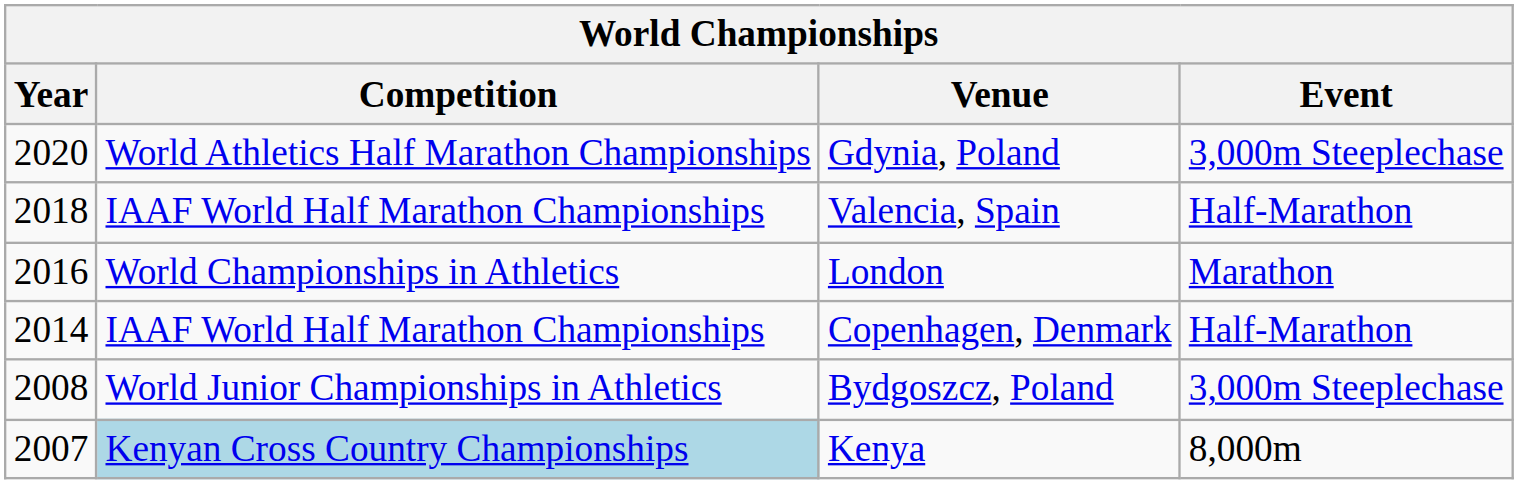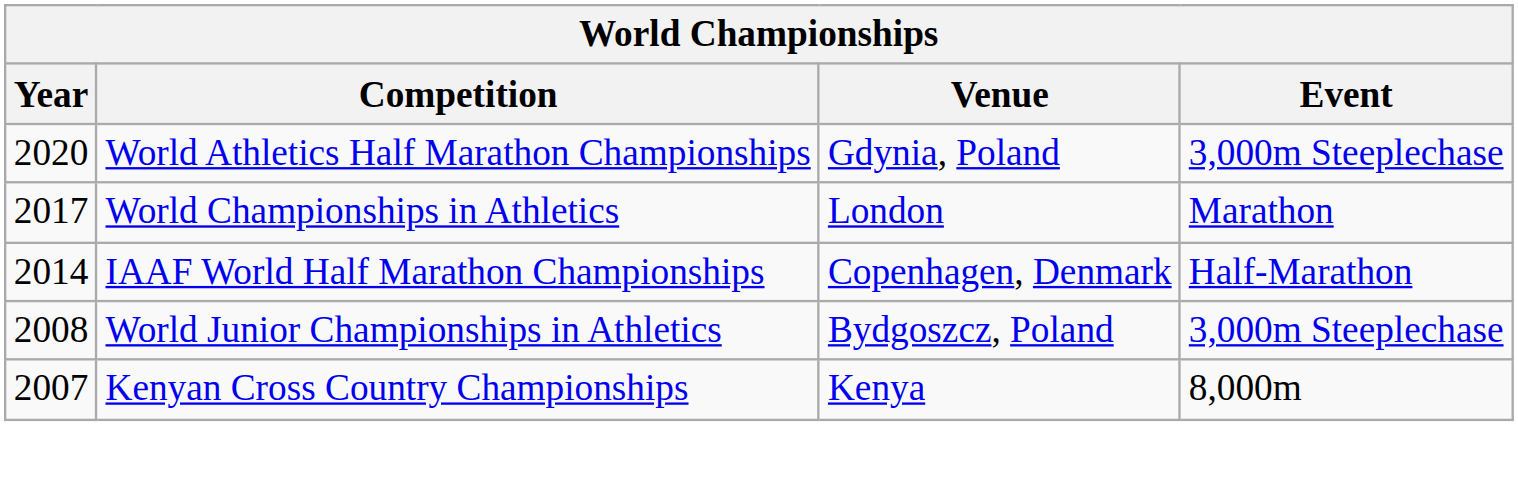- row: (944, 211)
(51, 270) 2016 -> (51, 211) 2017
(397, 447) lightblue background -> (397, 388) no background
